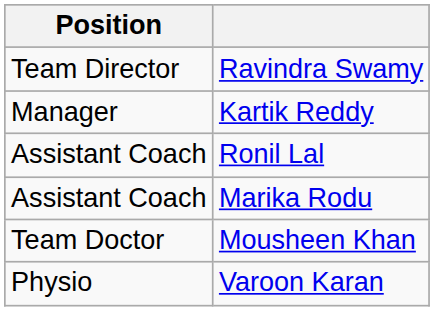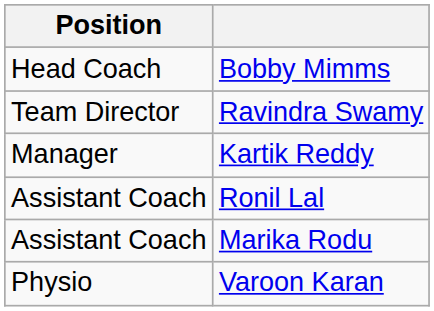+ row: (305, 68)
- row: (317, 240)
